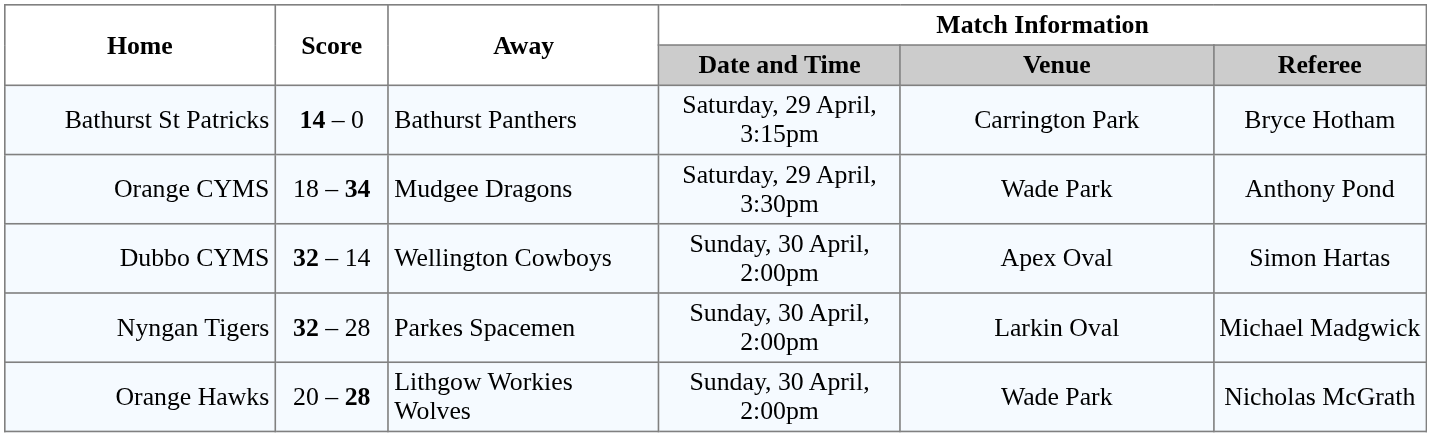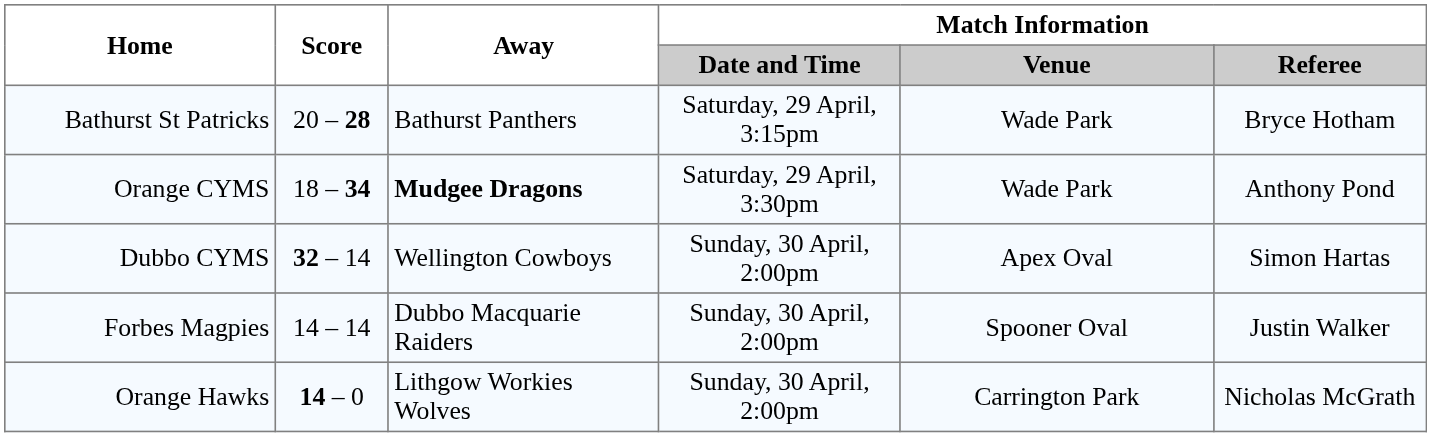(332, 119) 14 – 0 -> (332, 119) 20 – 28
(1057, 119) Carrington Park -> (1057, 119) Wade Park
(483, 188) normal -> (488, 188) bold
- row: (193, 327)
+ row: (187, 327)
(332, 396) 20 – 28 -> (332, 396) 14 – 0
(1057, 396) Wade Park -> (1057, 396) Carrington Park
